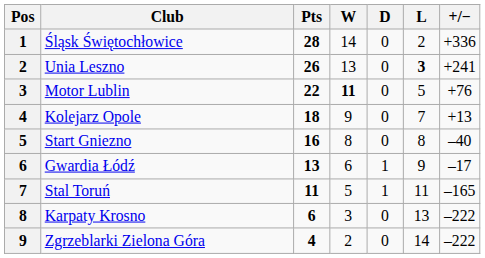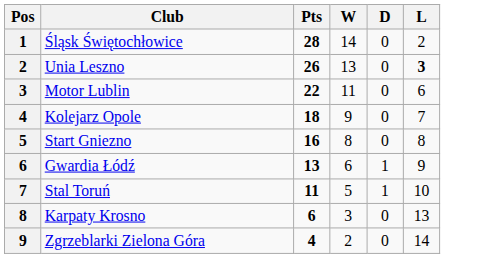- column: (460, 16)
(348, 91) bold -> (348, 91) normal
(422, 91) 5 -> (422, 91) 6
(422, 191) 11 -> (422, 191) 10
